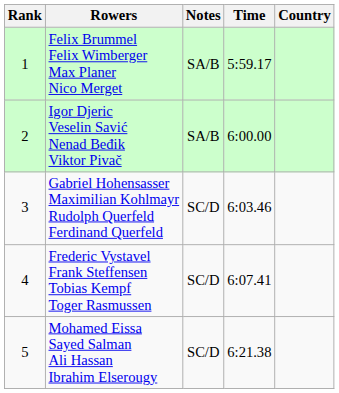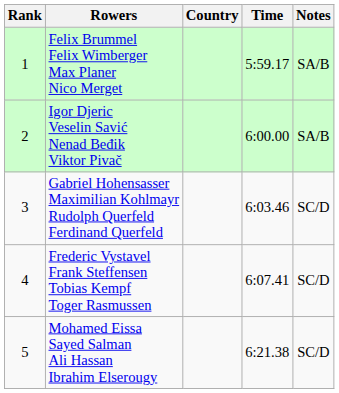columns swapped: (304, 16) <-> (203, 16)
